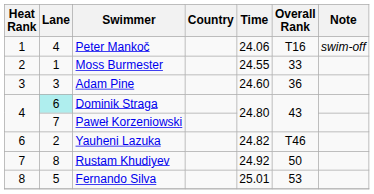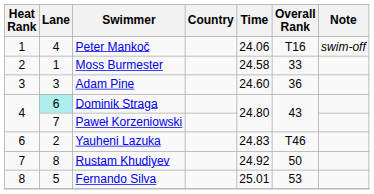(254, 65) 24.55 -> (254, 65) 24.58
(254, 141) 24.82 -> (254, 141) 24.83
